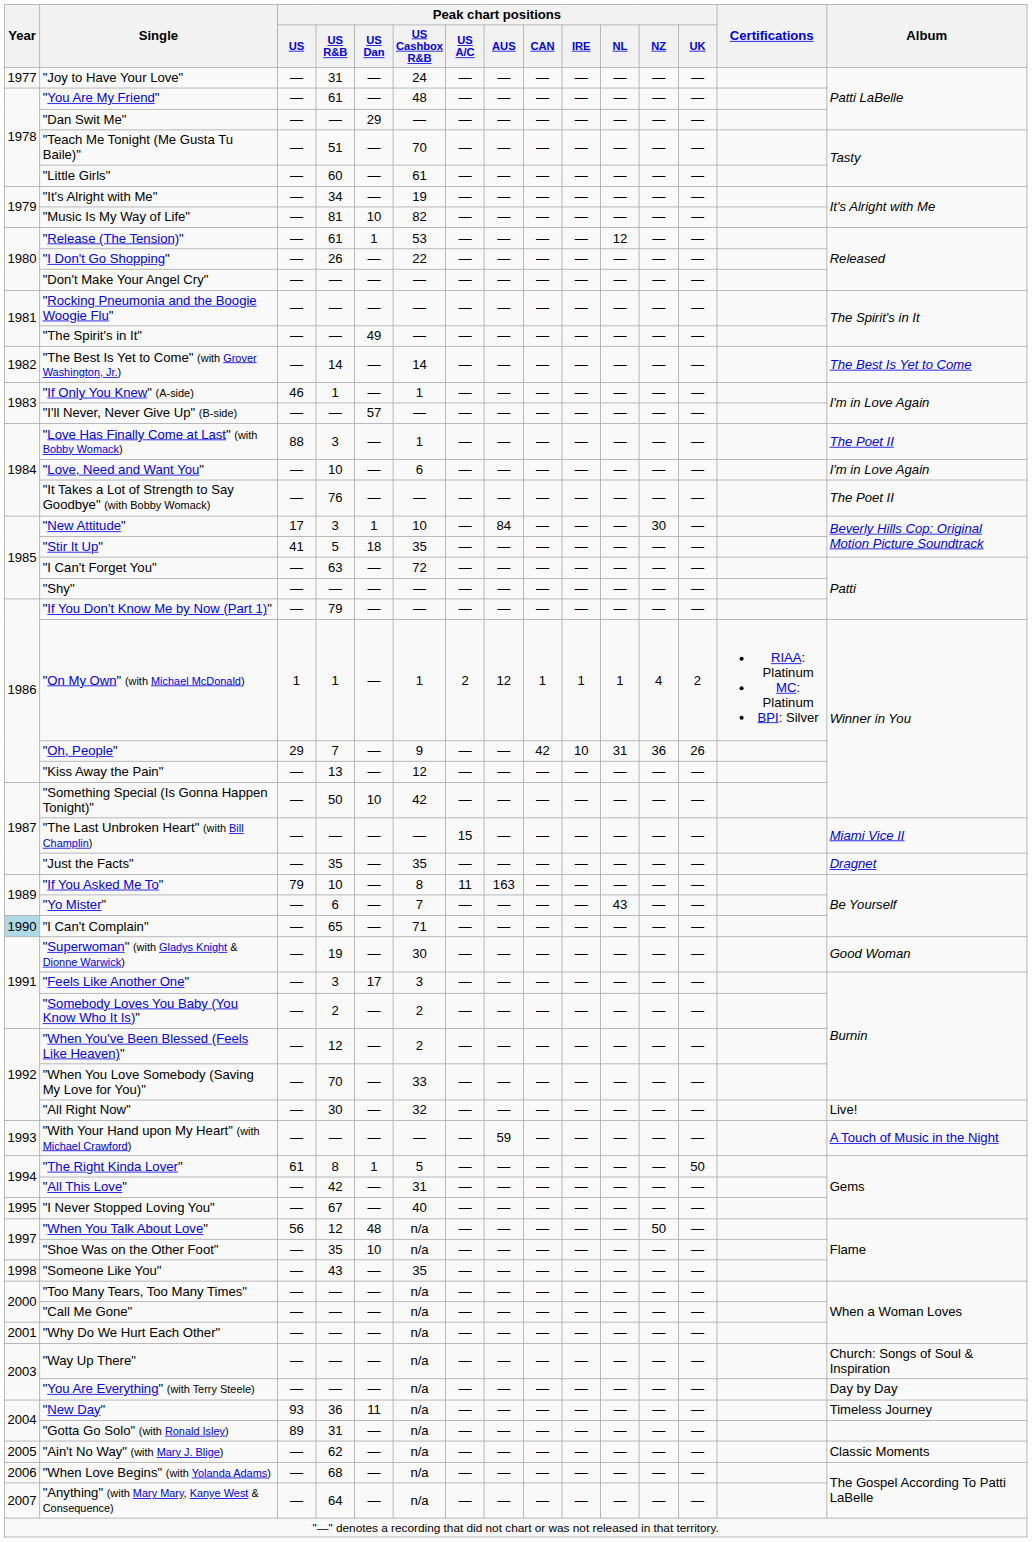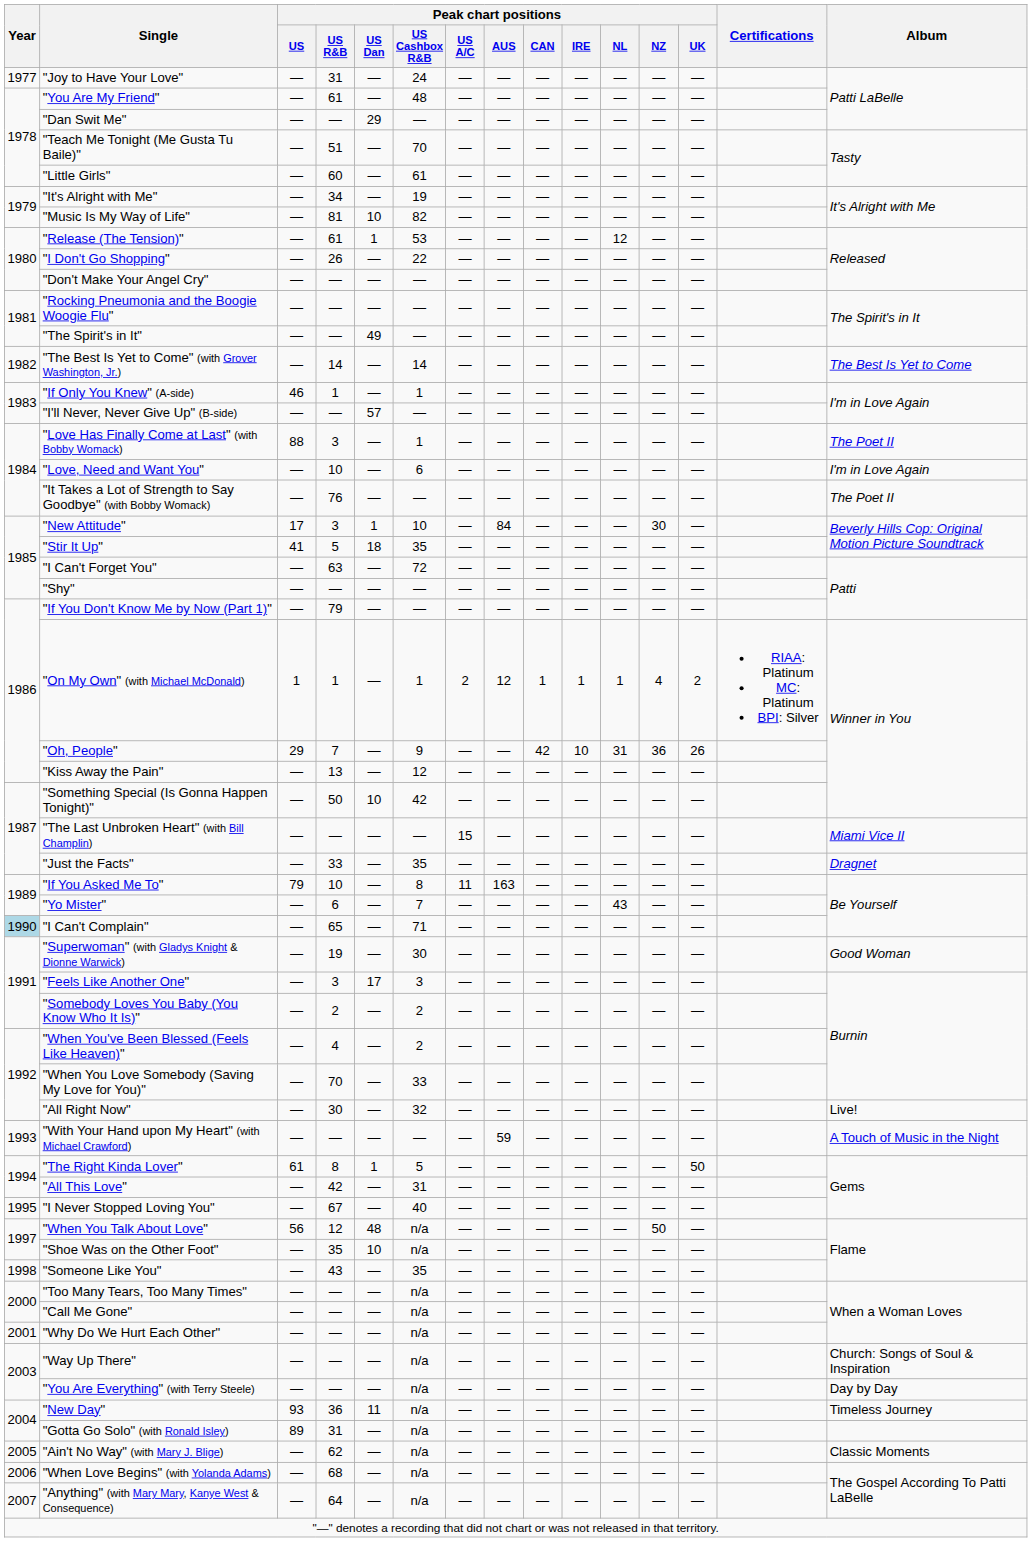(335, 863) 35 -> (335, 863) 33
(335, 1046) 12 -> (335, 1046) 4
